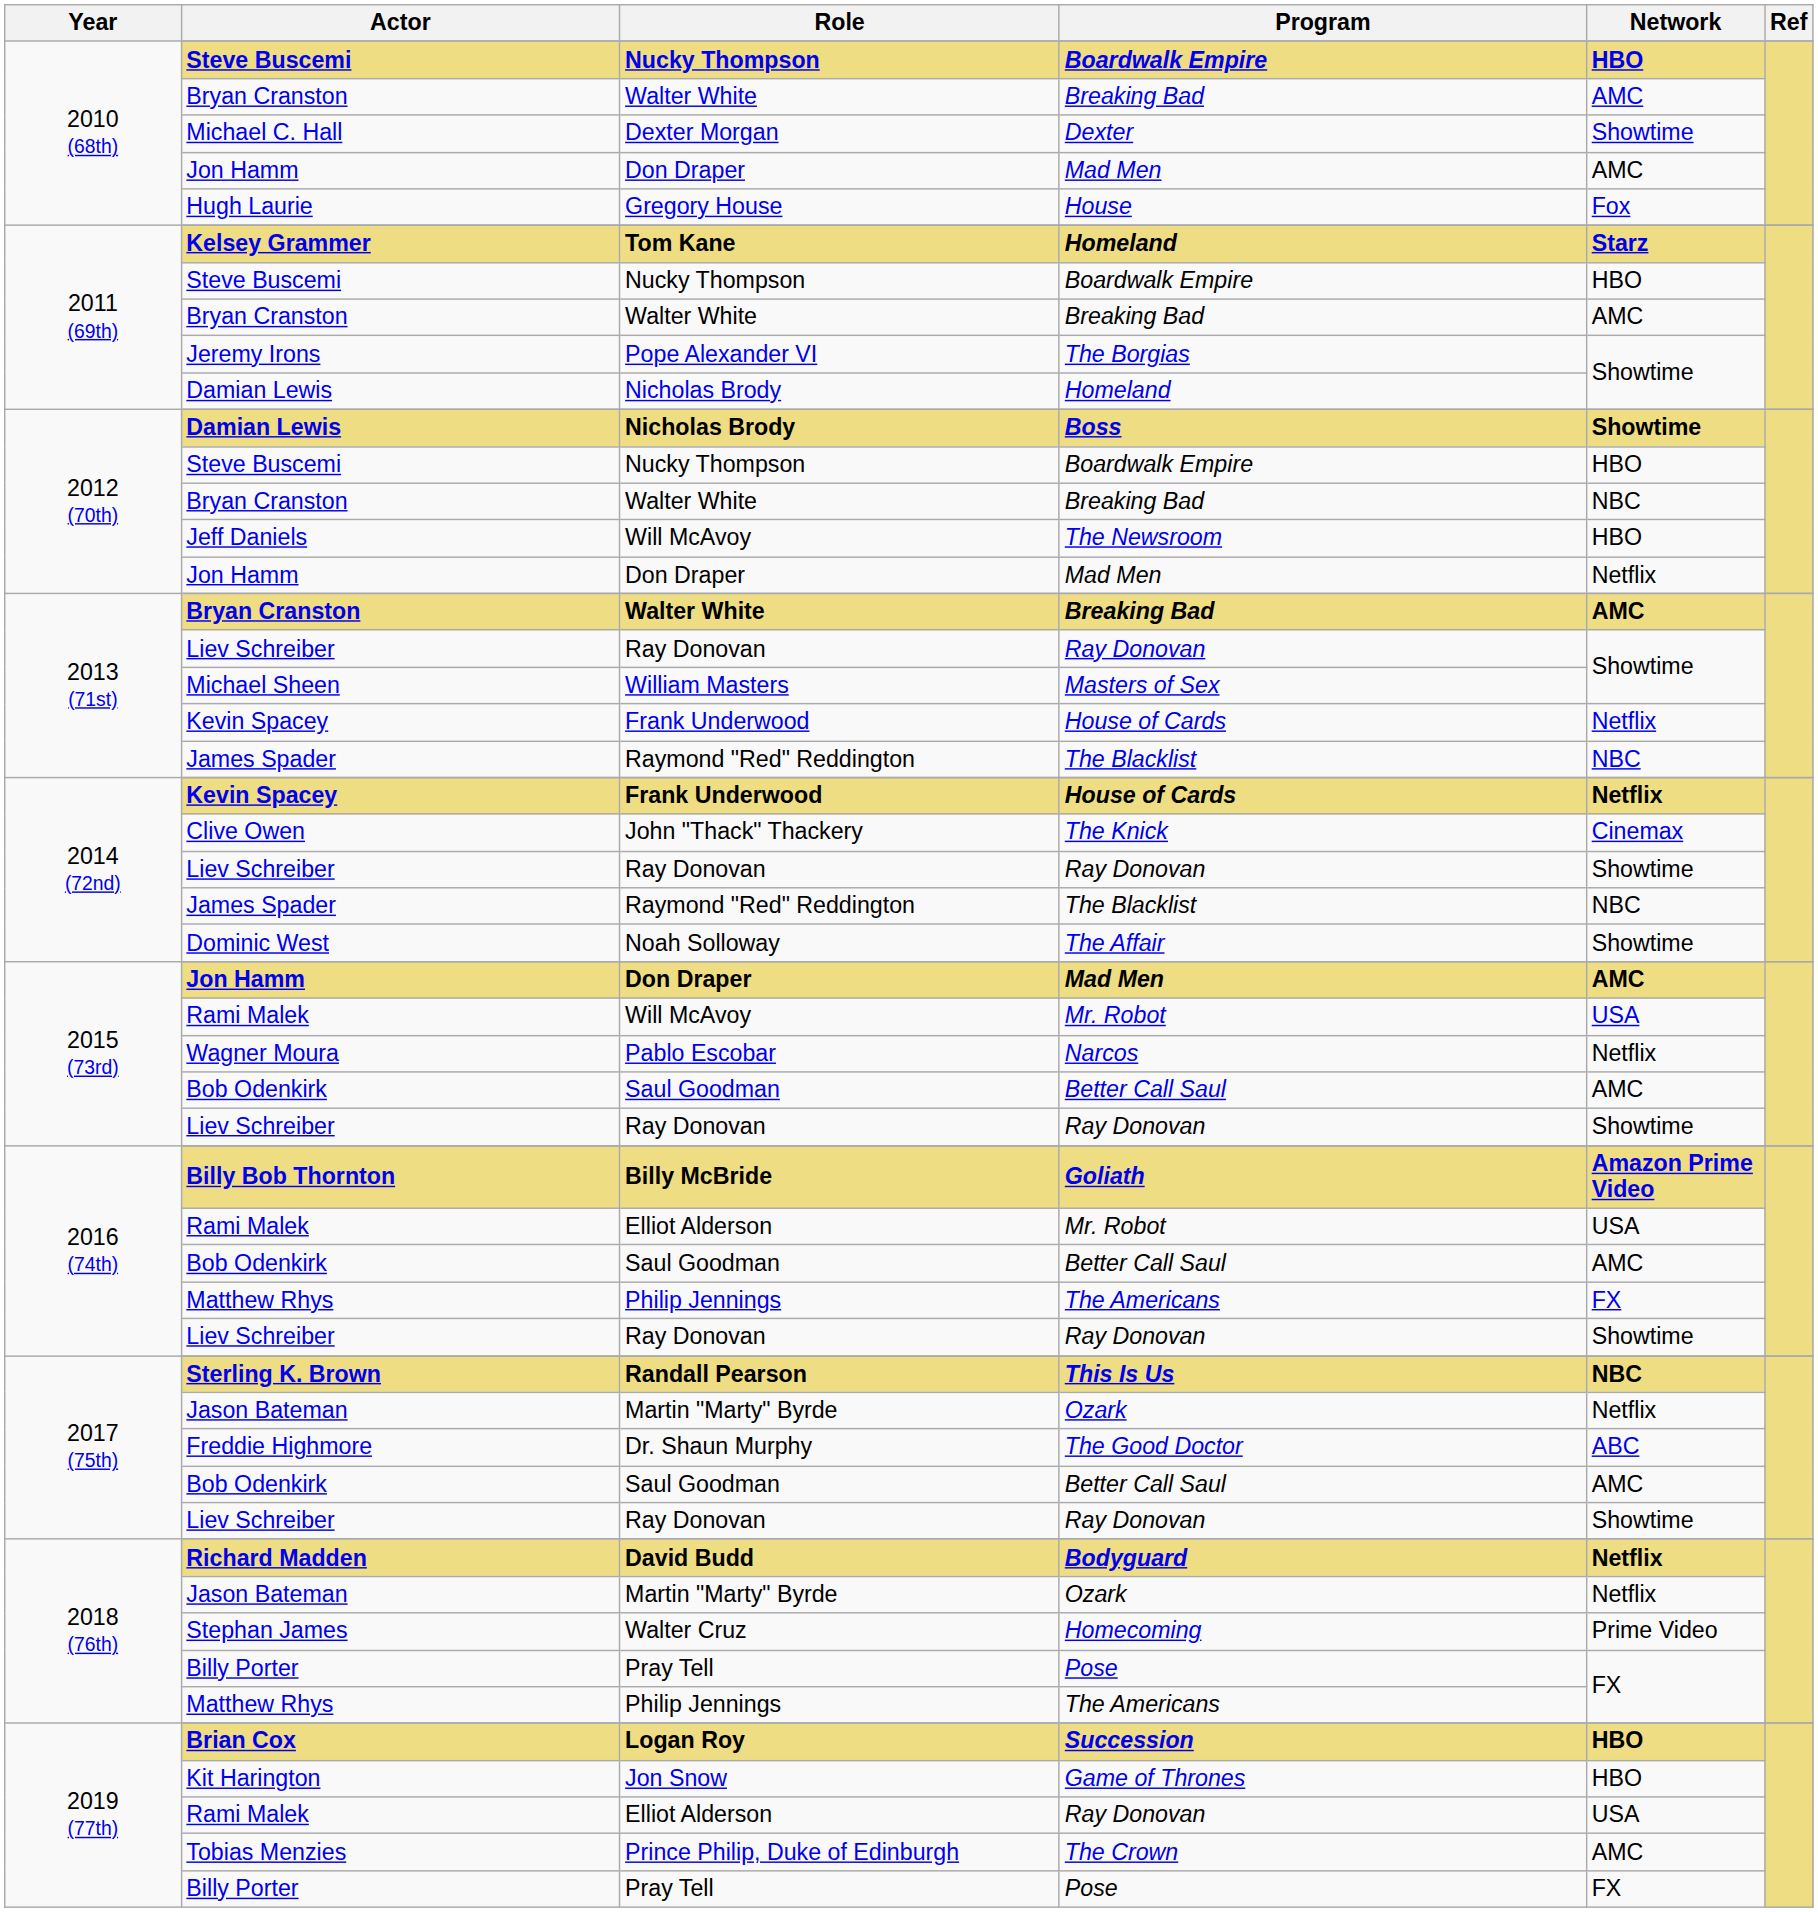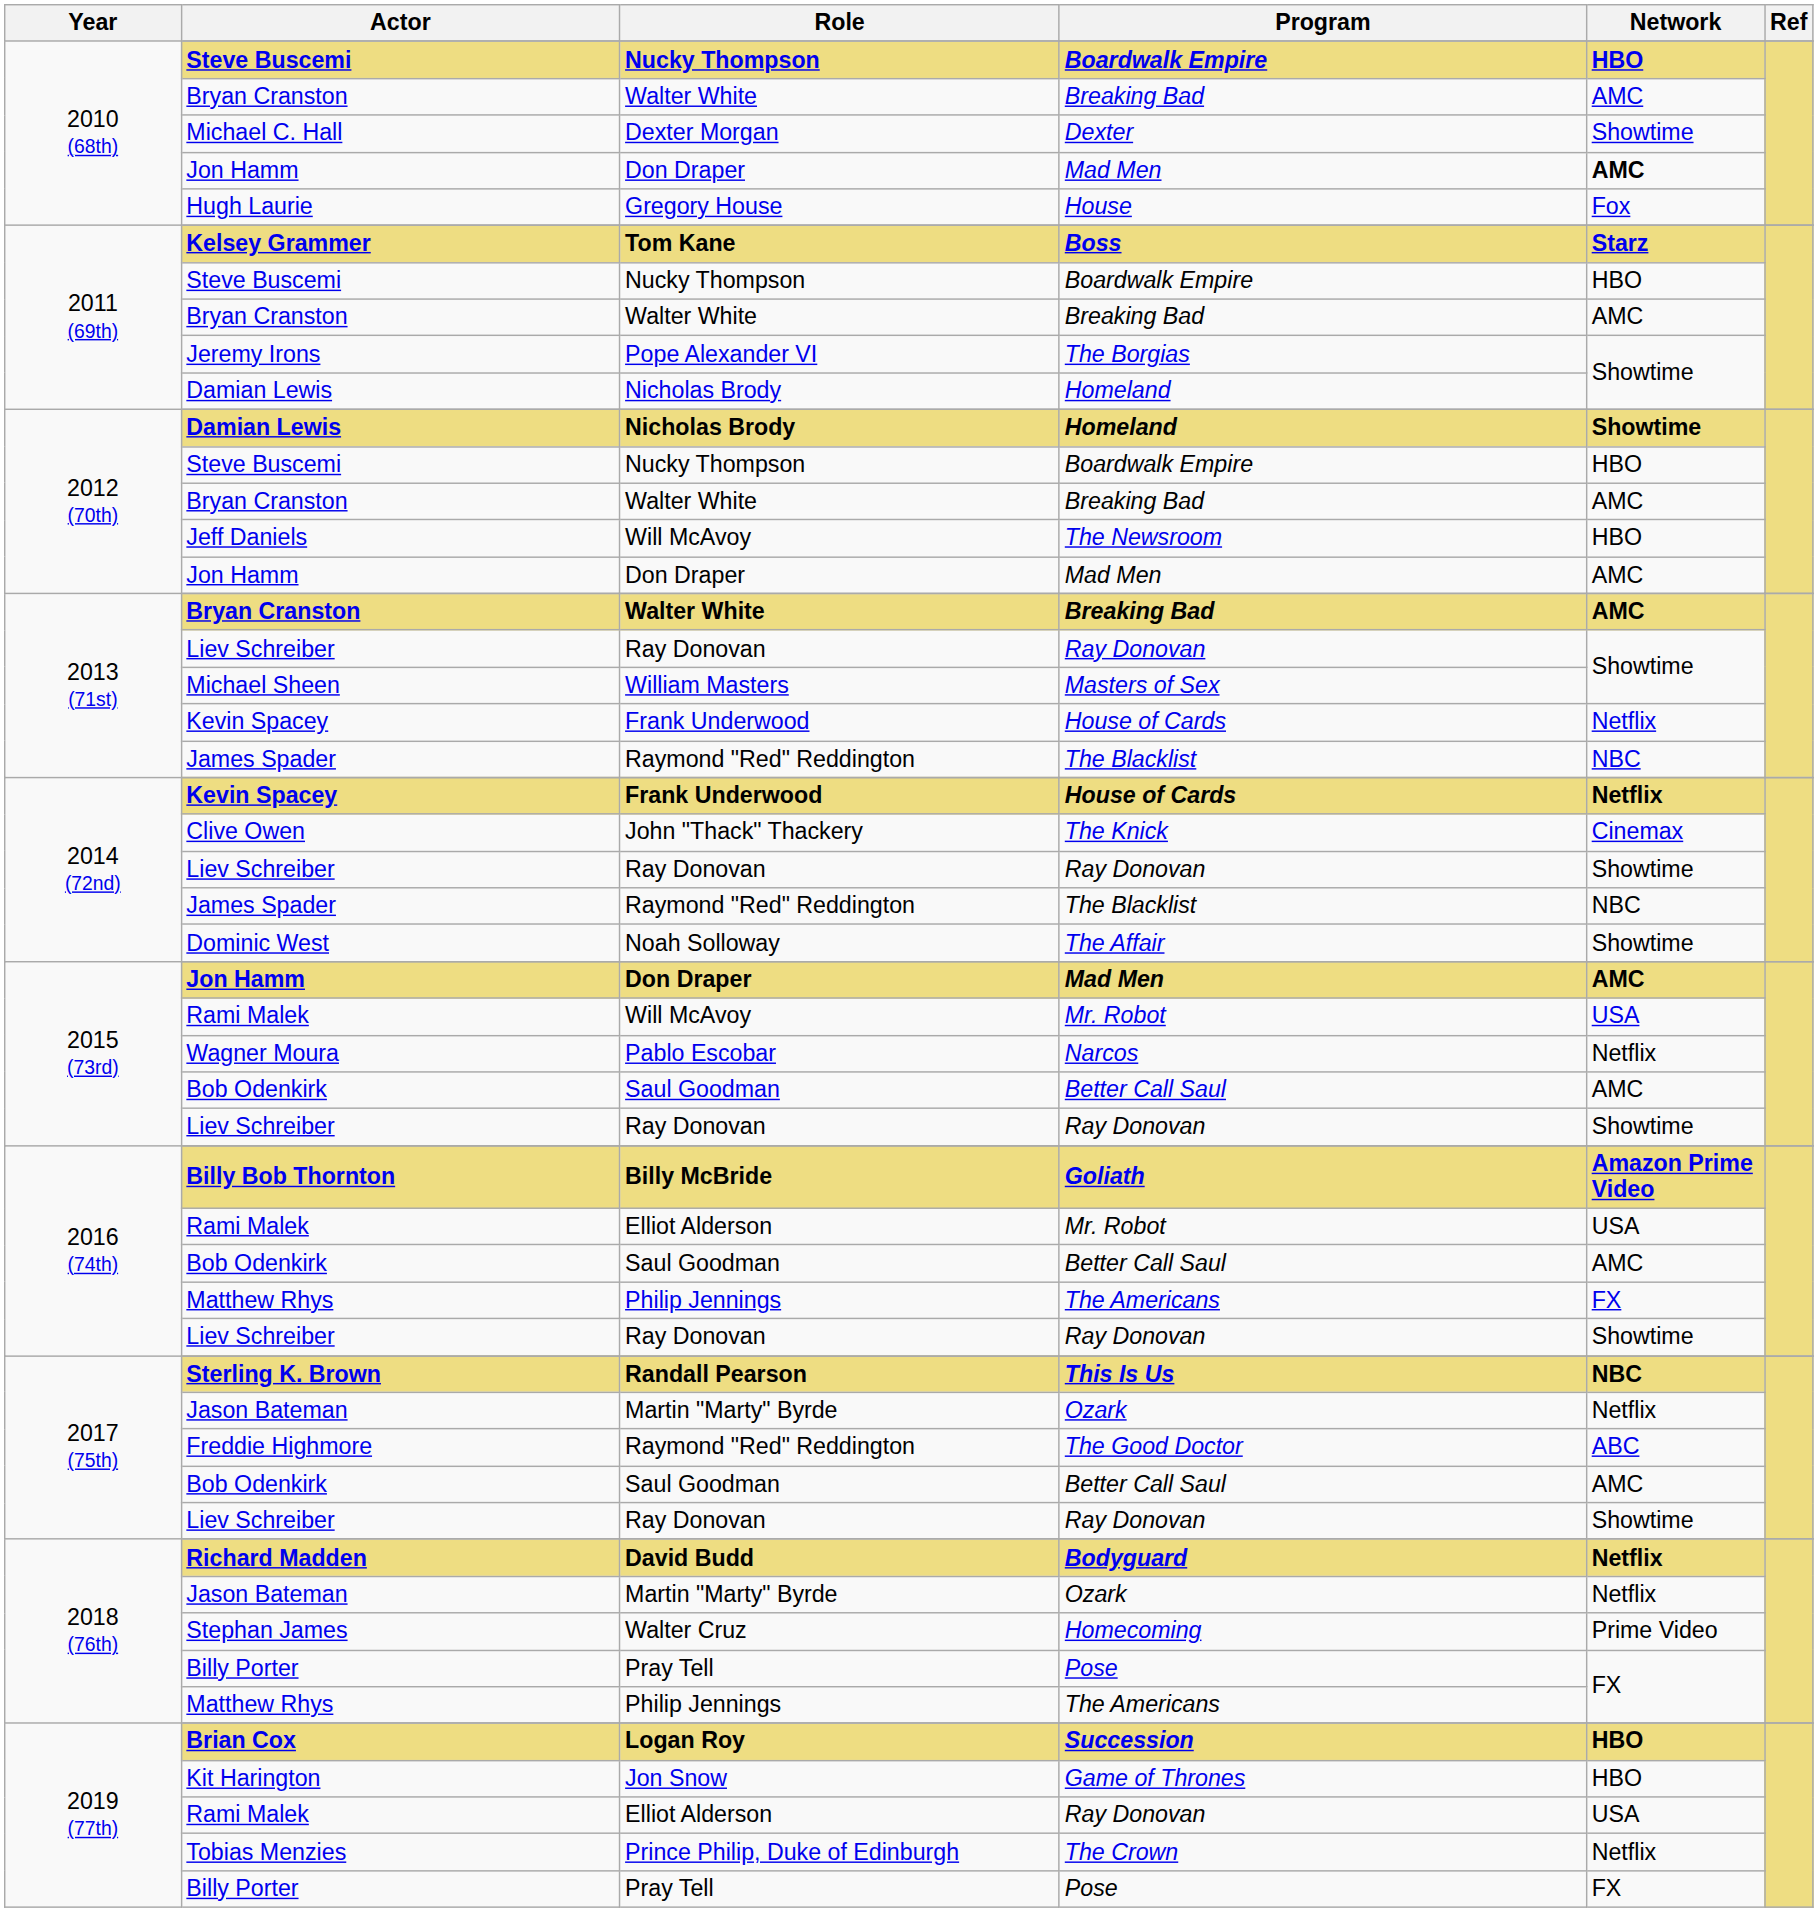(1617, 170) normal -> (1618, 170) bold
(1121, 243) Homeland -> (1093, 243) Boss
(1093, 427) Boss -> (1121, 427) Homeland
(1616, 501) NBC -> (1617, 501) AMC
(1624, 574) Netflix -> (1617, 574) AMC
(719, 1447) Dr. Shaun Murphy -> (770, 1447) Raymond "Red" Reddington
(1617, 1851) AMC -> (1624, 1851) Netflix
